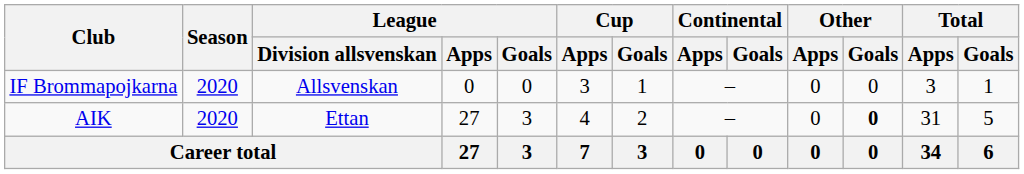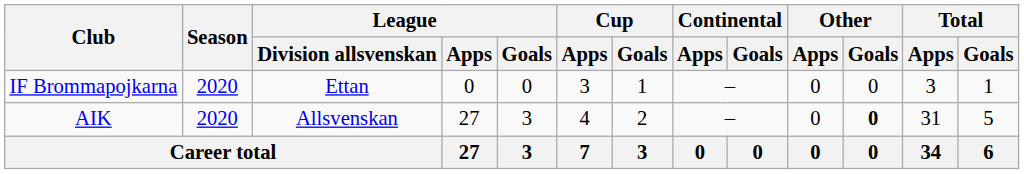(347, 86) Allsvenskan -> (347, 86) Ettan
(347, 119) Ettan -> (347, 119) Allsvenskan
